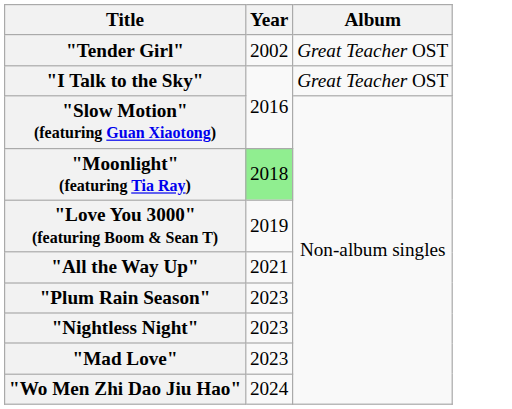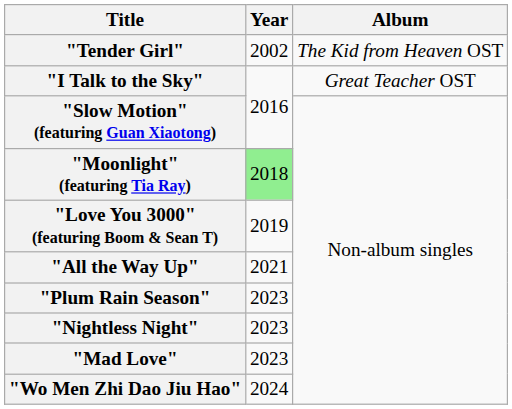(373, 50) Great Teacher OST -> (400, 50) The Kid from Heaven OST
